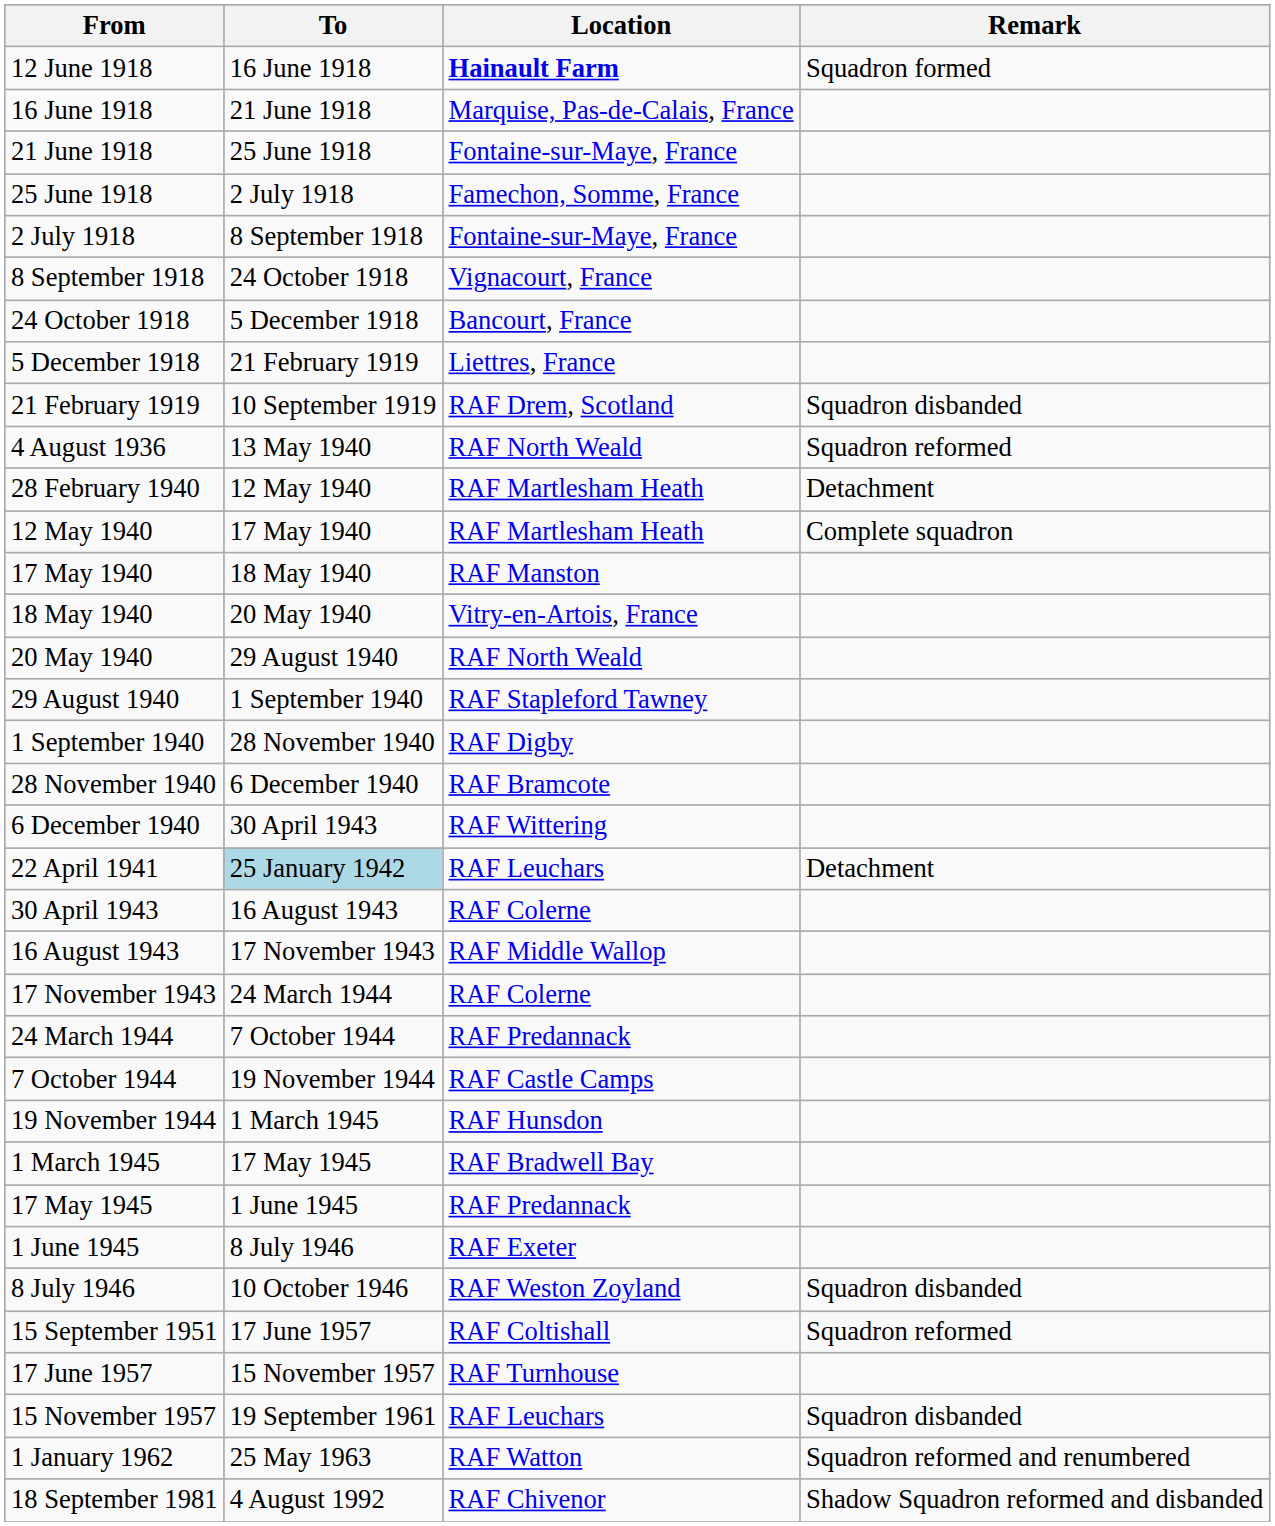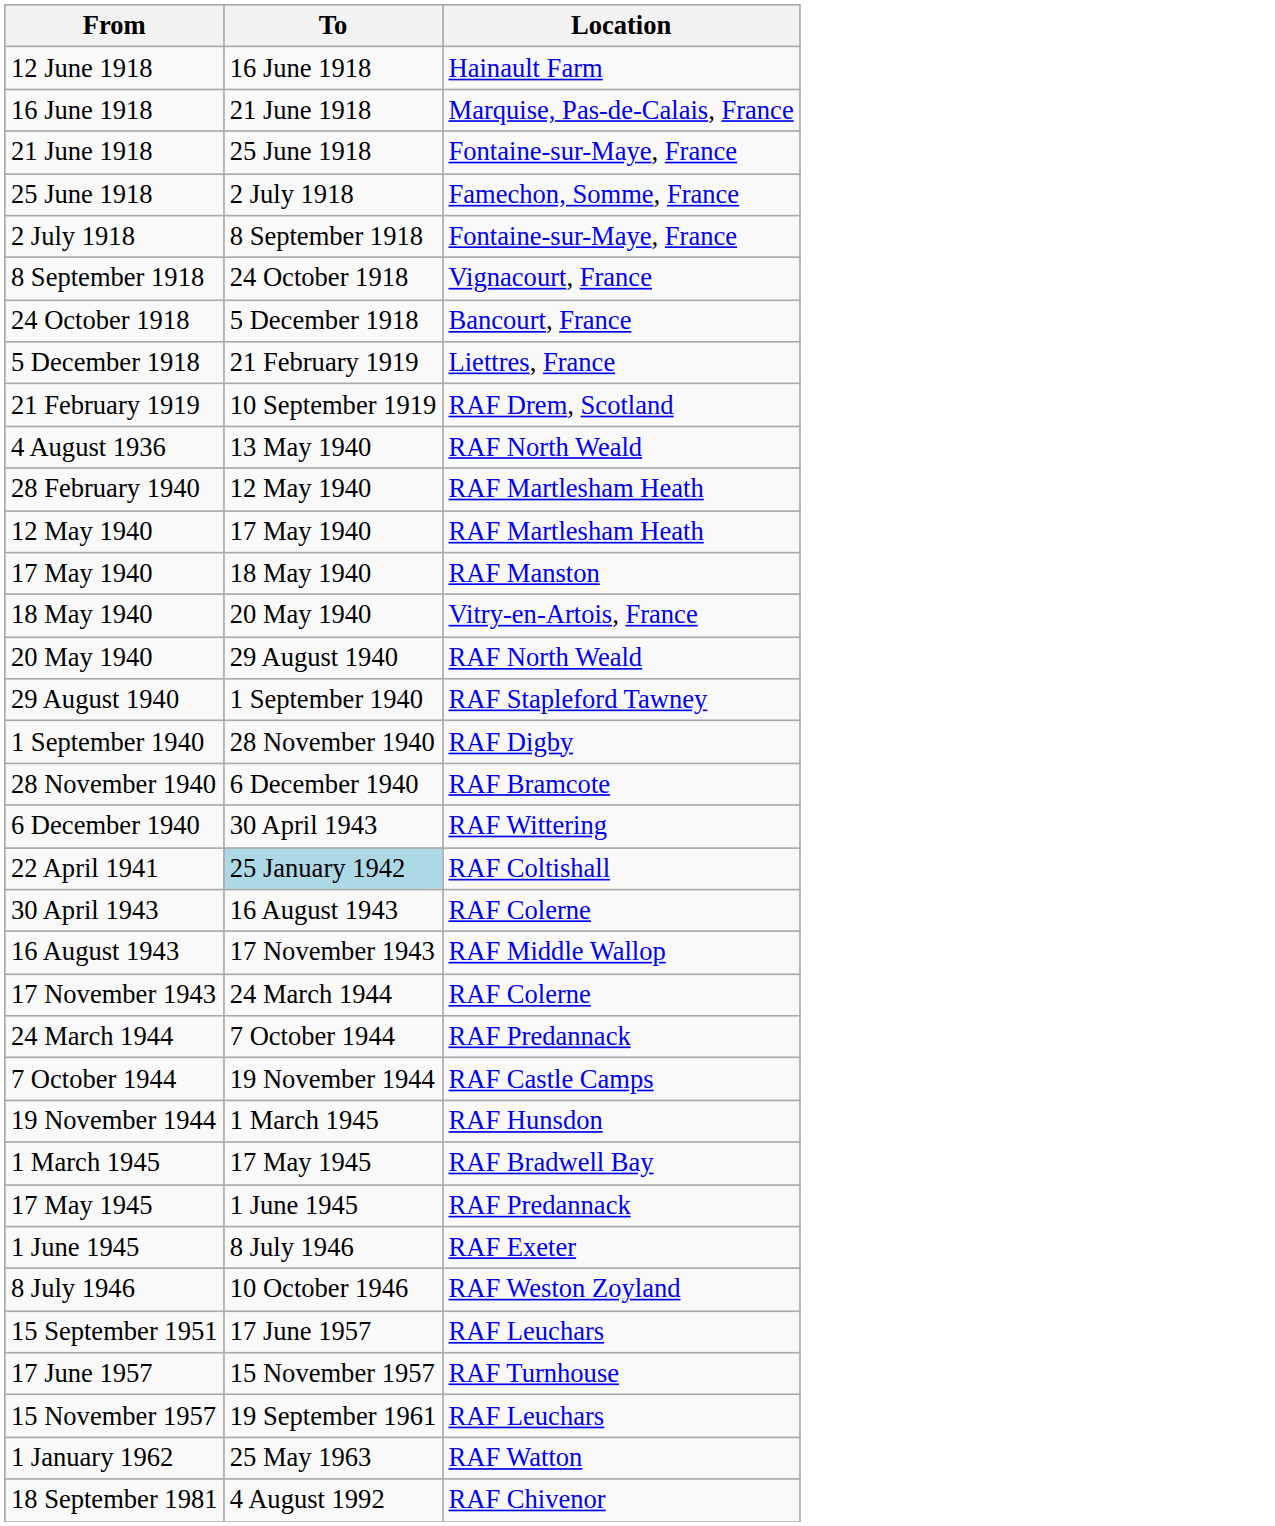- column: (1035, 25)
(534, 67) bold -> (526, 67) normal
(526, 868) RAF Leuchars -> (529, 868) RAF Coltishall
(529, 1331) RAF Coltishall -> (526, 1331) RAF Leuchars
